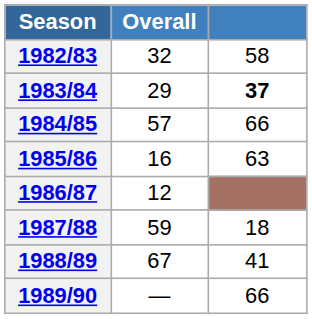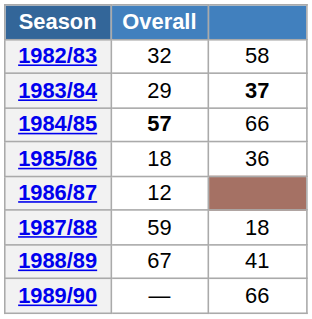(159, 124) normal -> (159, 124) bold
(159, 158) 16 -> (159, 158) 18
(257, 158) 63 -> (257, 158) 36
